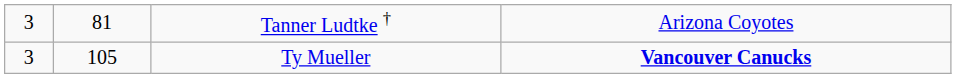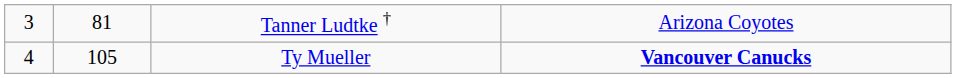(29, 57) 3 -> (29, 57) 4
